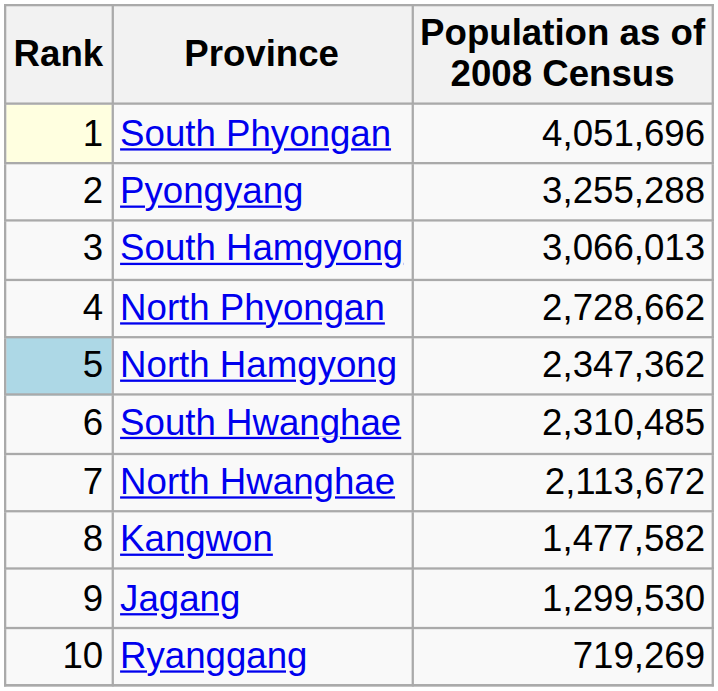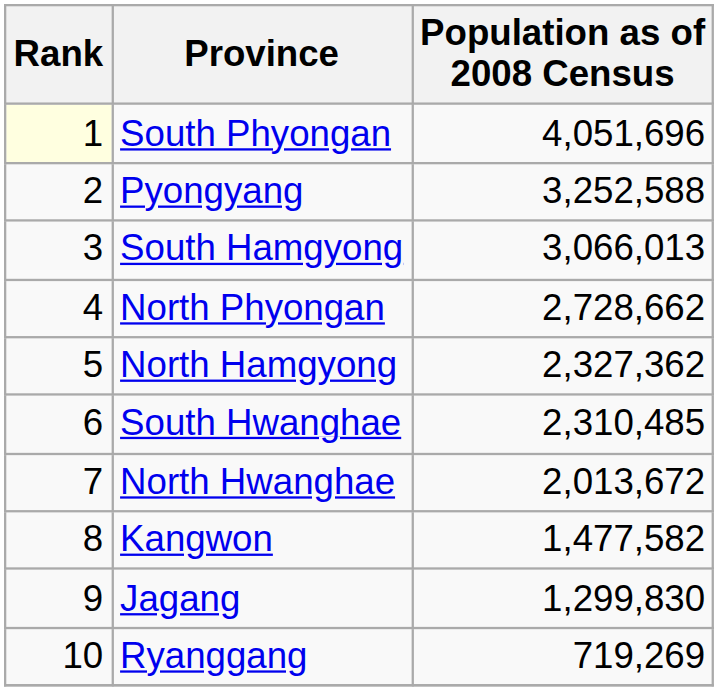(624, 190) 3,255,288 -> (624, 190) 3,252,588
(93, 365) lightblue background -> (93, 365) no background
(624, 365) 2,347,362 -> (624, 365) 2,327,362
(625, 481) 2,113,672 -> (624, 481) 2,013,672
(624, 597) 1,299,530 -> (624, 597) 1,299,830
